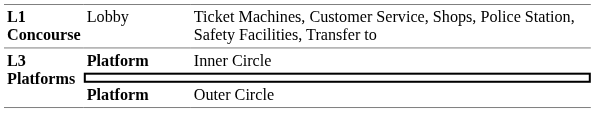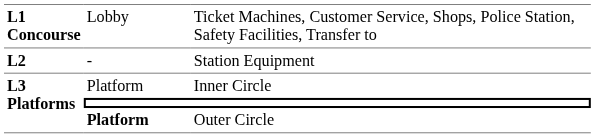+ row: (254, 60)
(118, 60) bold -> (115, 85) normal
